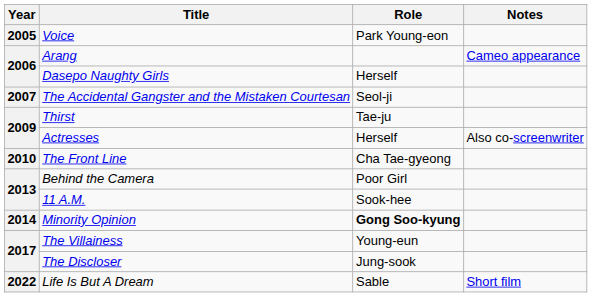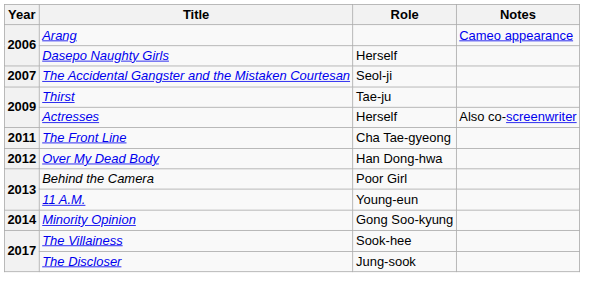- row: (58, 35)
(22, 158) 2010 -> (22, 138) 2011
+ row: (101, 158)
(384, 199) Sook-hee -> (387, 199) Young-eun
(408, 220) bold -> (405, 220) normal
(387, 240) Young-eun -> (384, 240) Sook-hee
- row: (98, 281)
